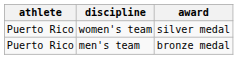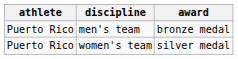rows swapped: (115, 29) <-> (109, 46)
